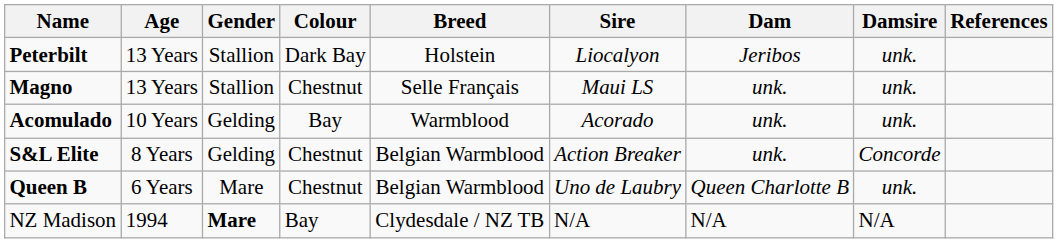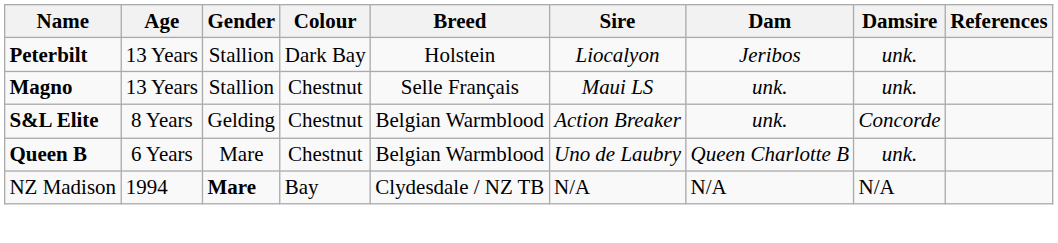- row: (61, 120)
